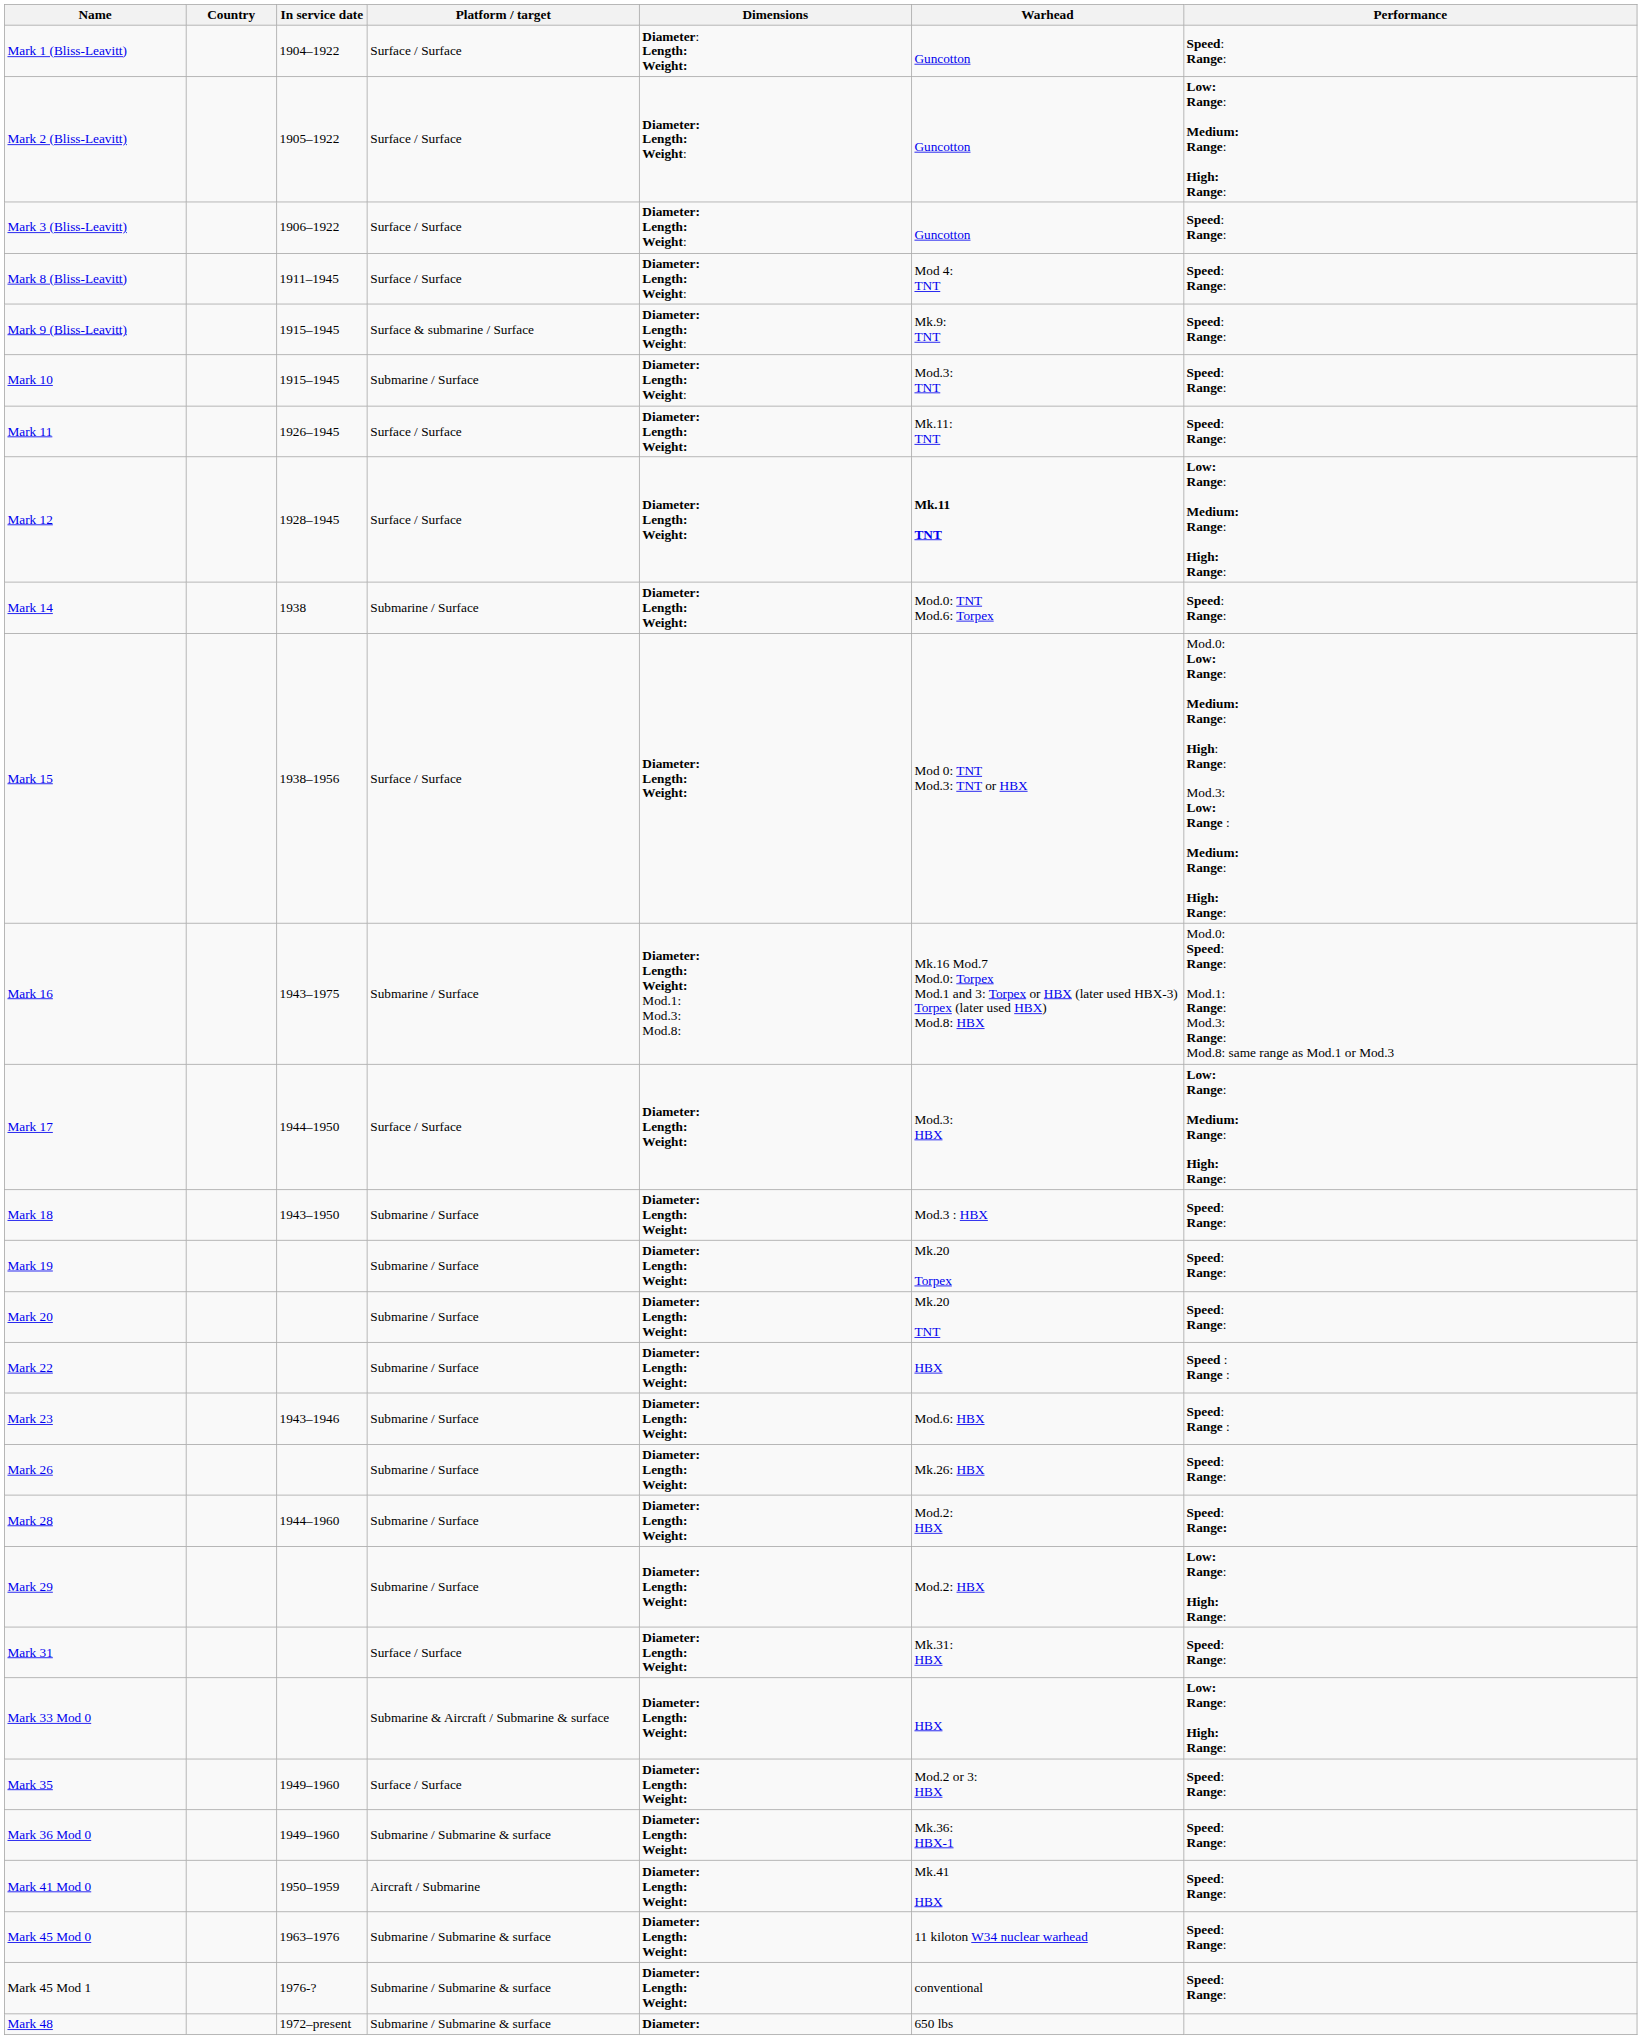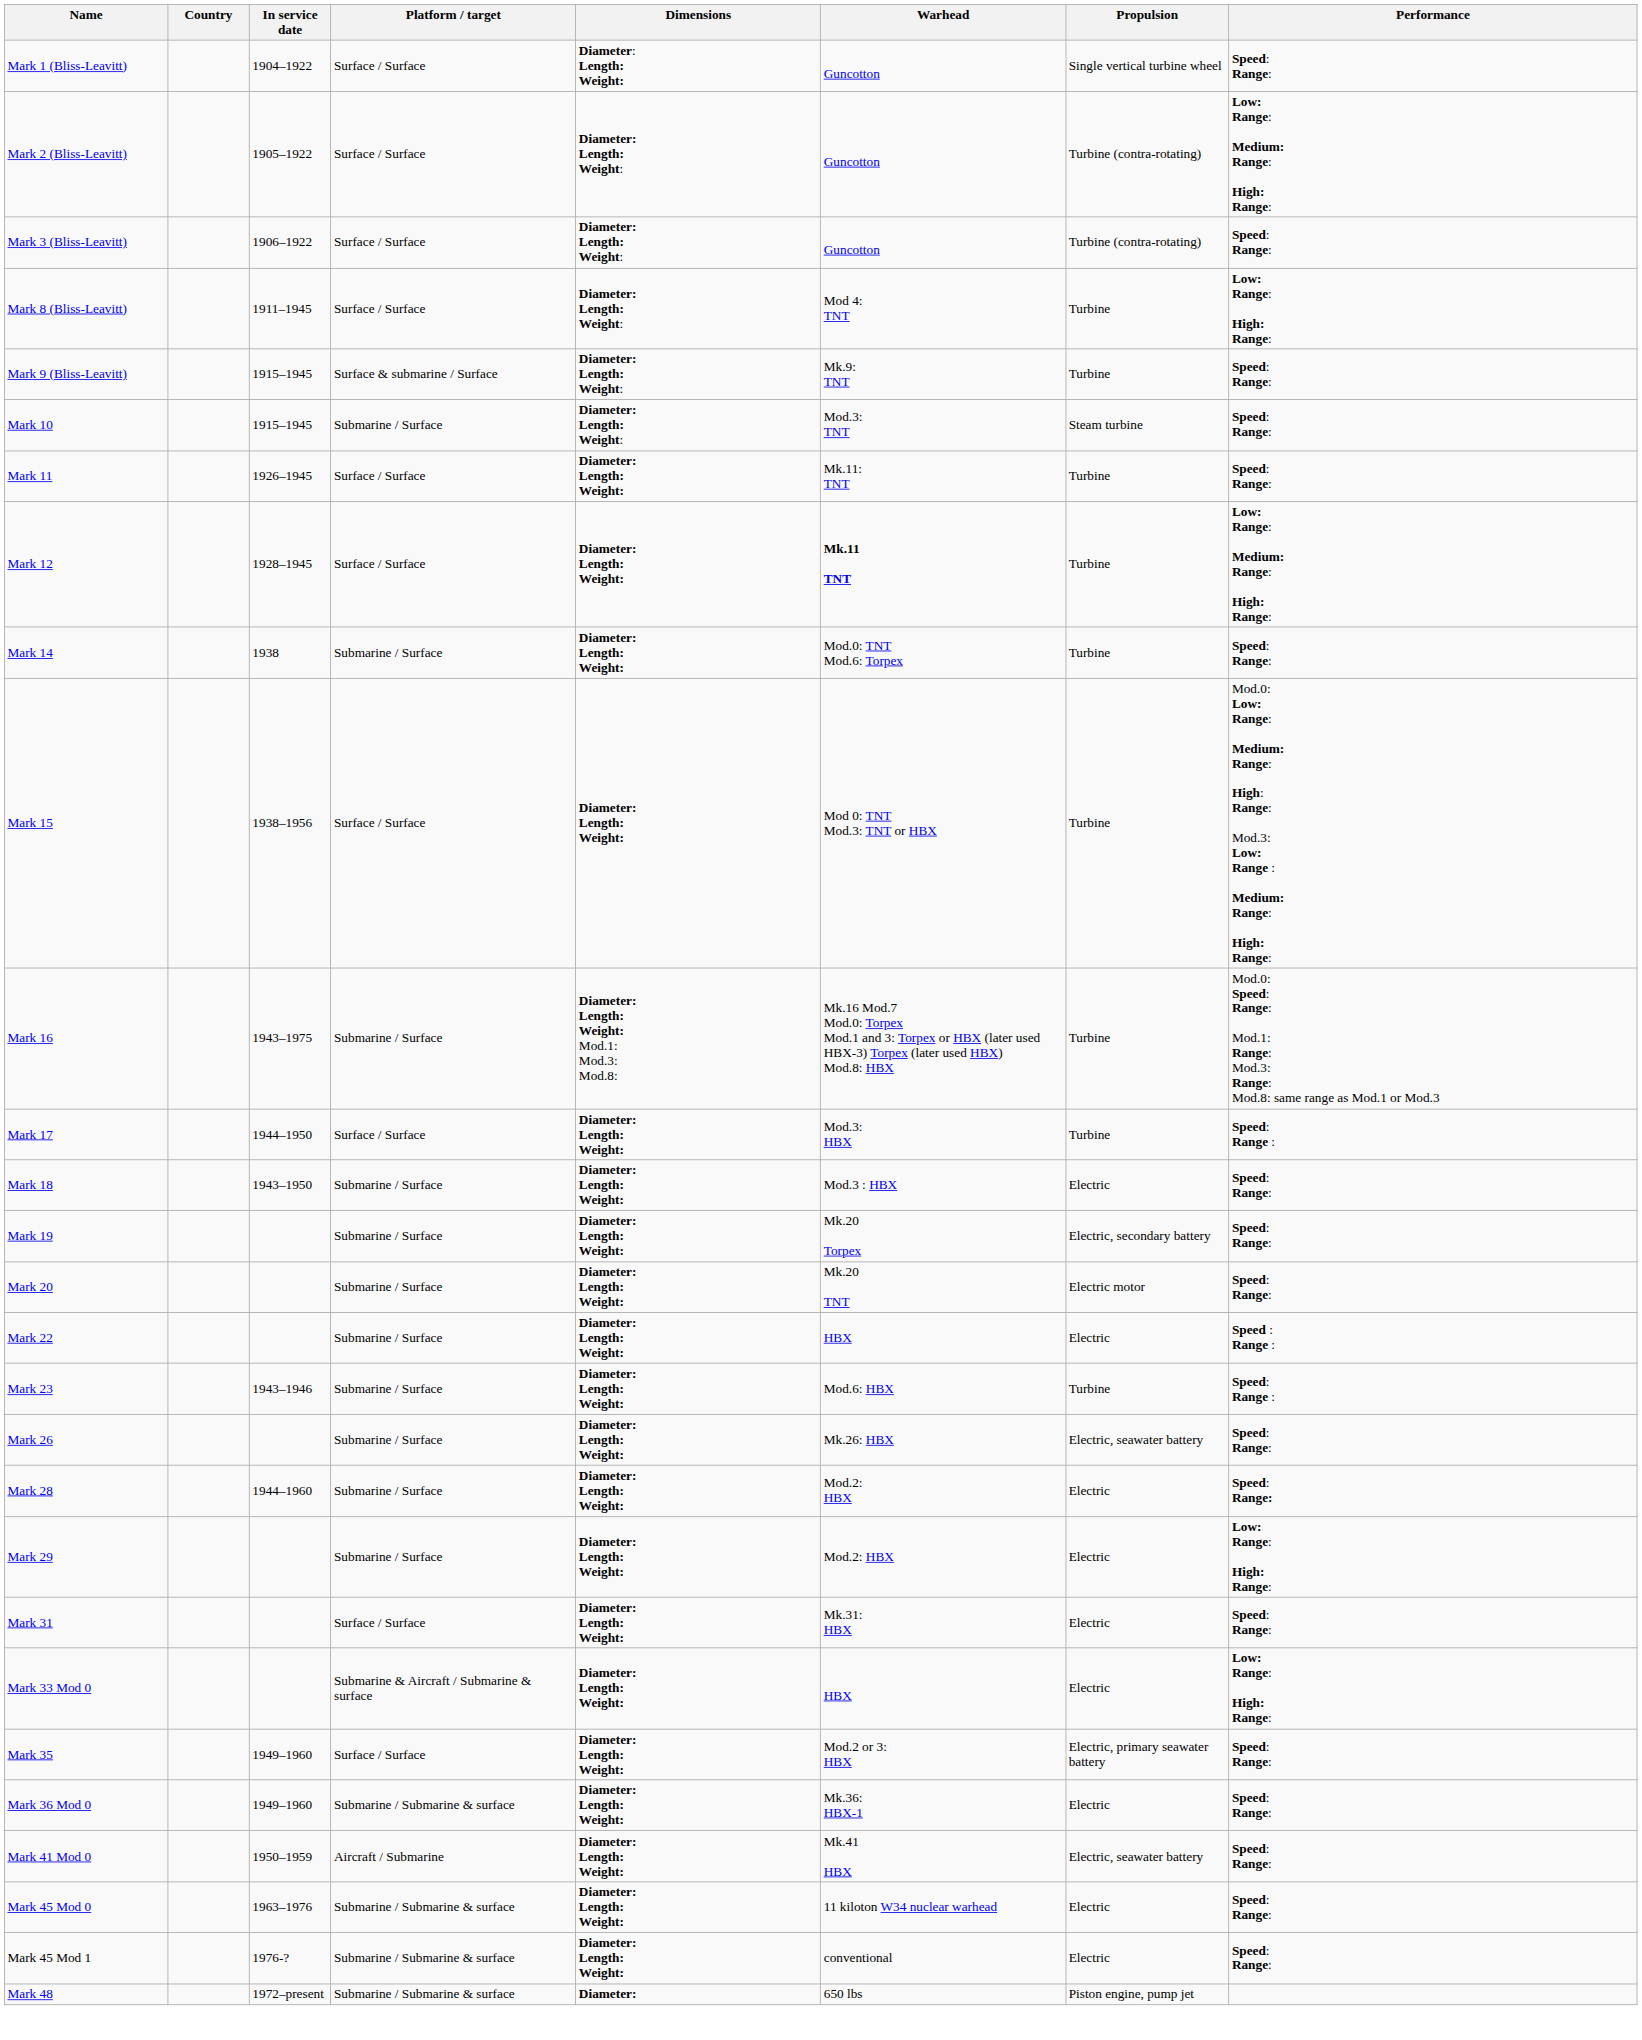+ column: (1147, 15)
(1206, 278) Speed: Range: -> (1252, 308) Low: Range: High: Range:
(1213, 1126) Low: Range: Medium: Range: High: Range: -> (1253, 1134) Speed: Range :
